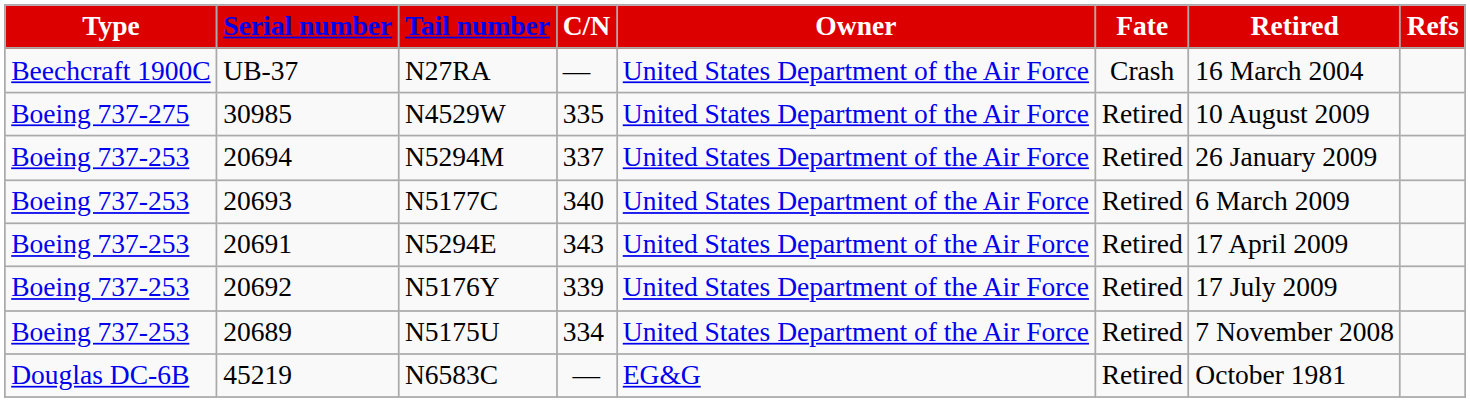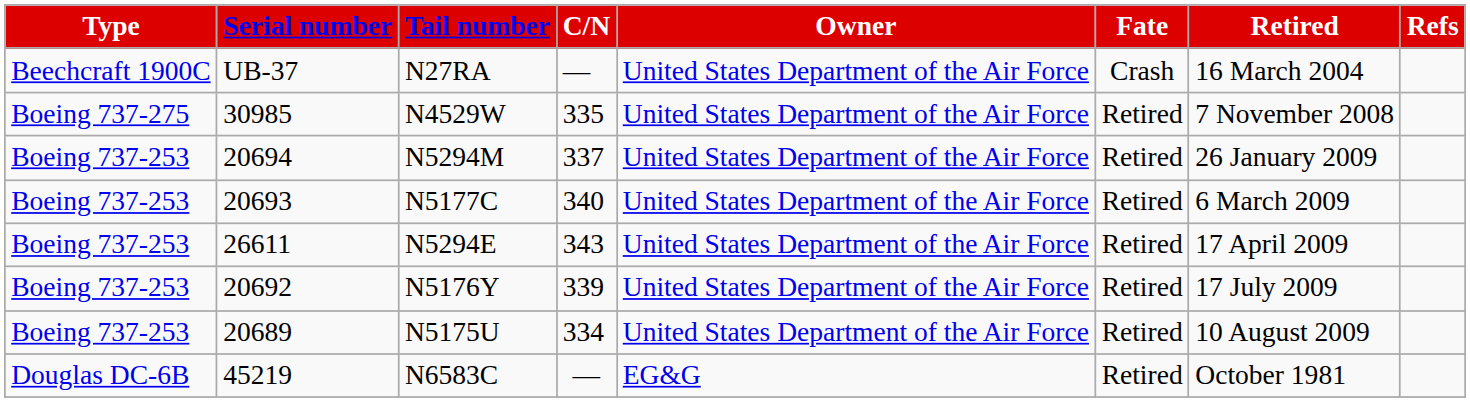(1282, 113) 10 August 2009 -> (1295, 113) 7 November 2008
(258, 244) 20691 -> (257, 244) 26611
(1295, 331) 7 November 2008 -> (1282, 331) 10 August 2009
